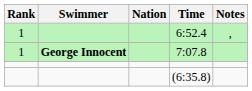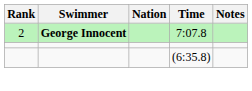- row: (191, 33)
(21, 52) 1 -> (21, 33) 2
